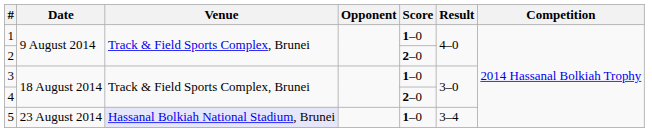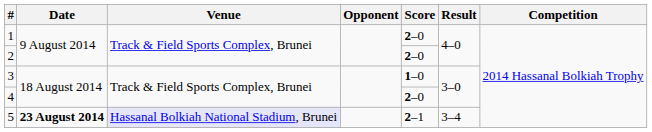(412, 35) 1–0 -> (414, 35) 2–0
(61, 117) normal -> (62, 117) bold
(412, 117) 1–0 -> (414, 117) 2–1
